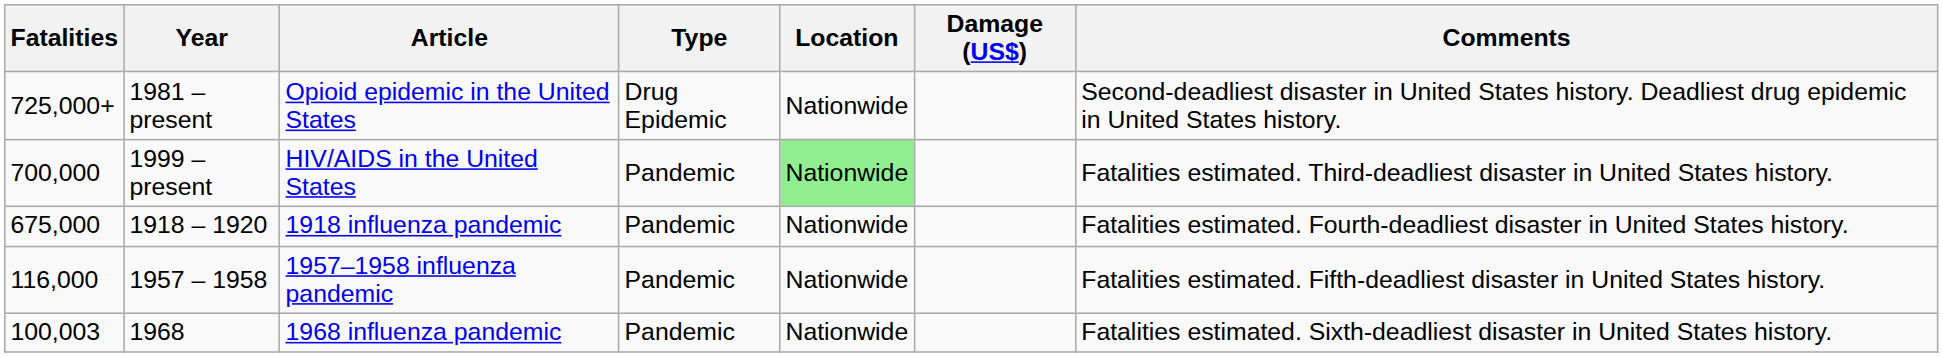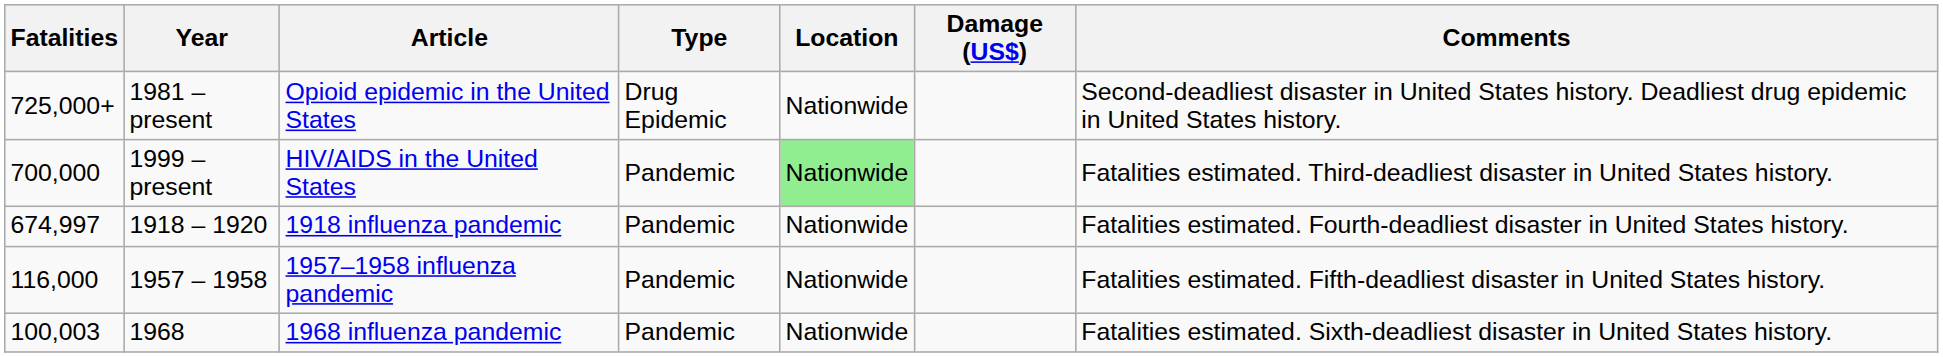(55, 225) 675,000 -> (55, 225) 674,997
